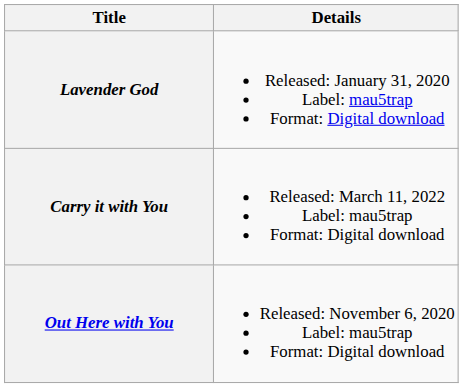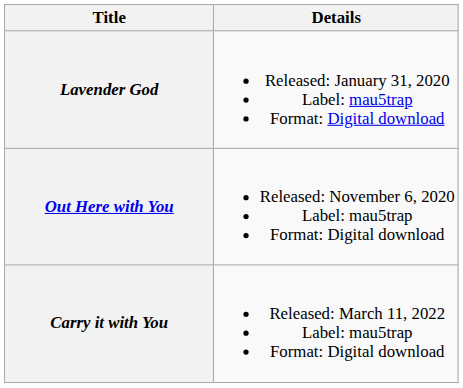rows swapped: (109, 323) <-> (109, 206)
